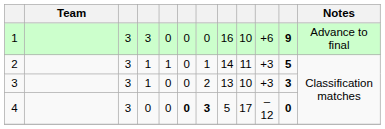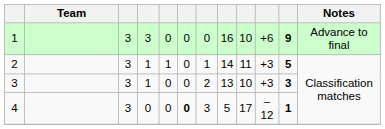(207, 107) bold -> (207, 107) normal
(288, 107) 0 -> (288, 107) 1
